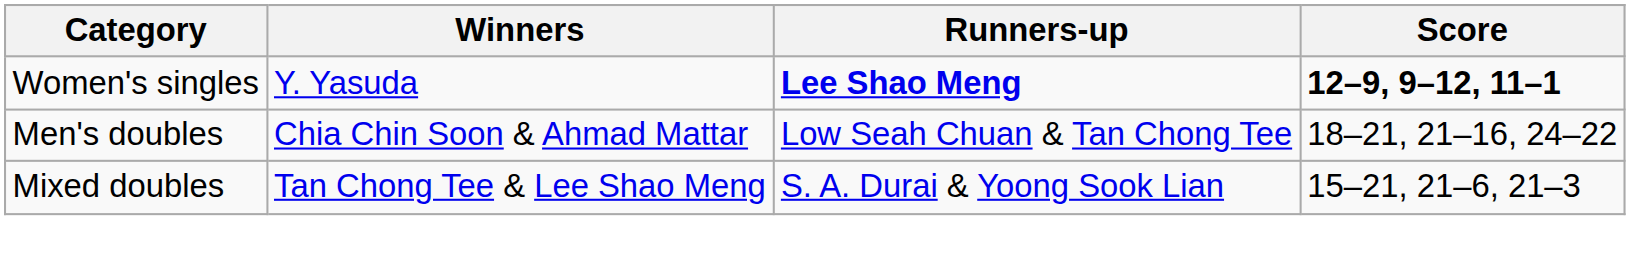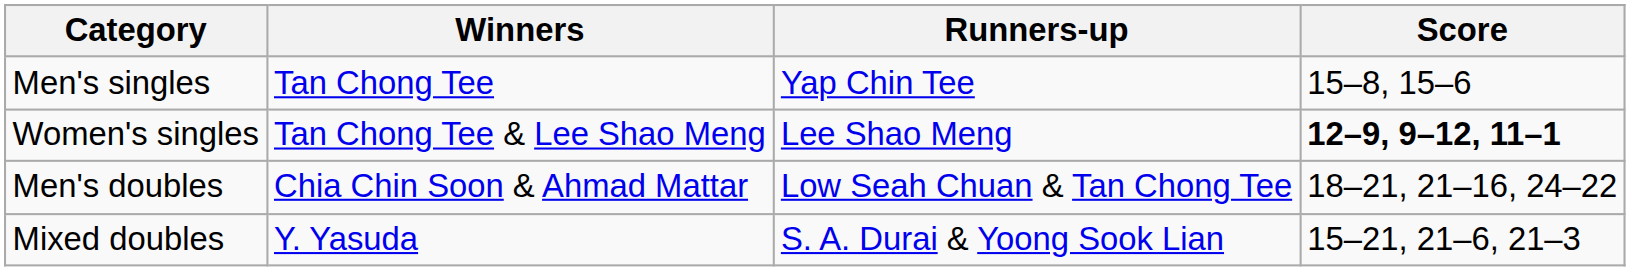+ row: (111, 82)
(346, 82) Y. Yasuda -> (520, 134) Tan Chong Tee & Lee Shao Meng
(901, 82) bold -> (897, 134) normal
(520, 186) Tan Chong Tee & Lee Shao Meng -> (346, 238) Y. Yasuda
